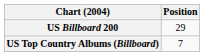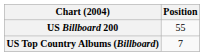(180, 28) 29 -> (180, 28) 55
